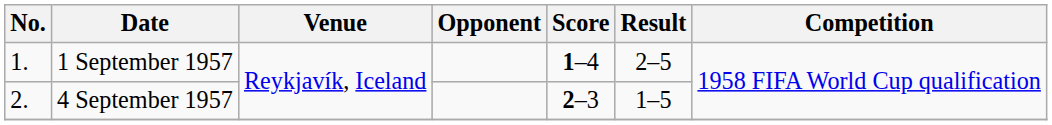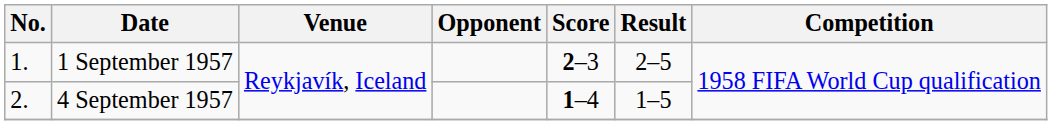(581, 61) 1–4 -> (581, 61) 2–3
(581, 100) 2–3 -> (581, 100) 1–4
